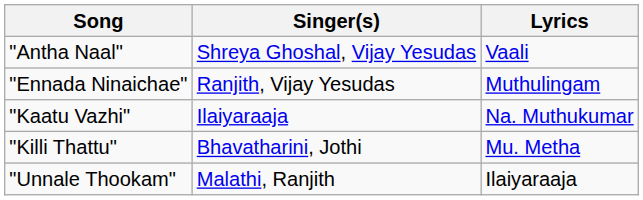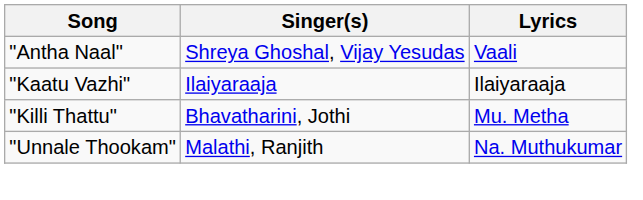- row: (98, 84)
(560, 116) Na. Muthukumar -> (520, 84) Ilaiyaraaja
(531, 180) Ilaiyaraaja -> (548, 148) Na. Muthukumar
